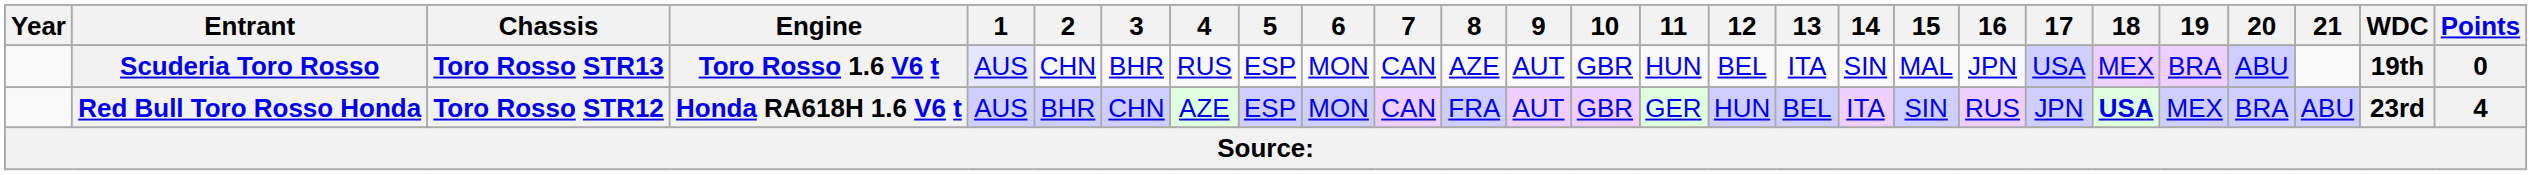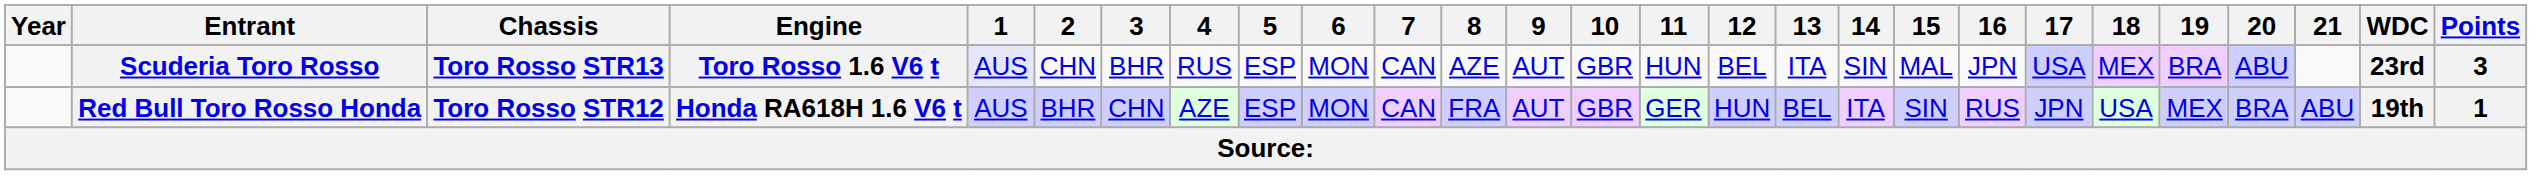(2397, 66) 19th -> (2397, 66) 23rd
(2480, 66) 0 -> (2480, 66) 3
(2126, 107) bold -> (2126, 107) normal
(2397, 107) 23rd -> (2397, 107) 19th
(2480, 107) 4 -> (2480, 107) 1
